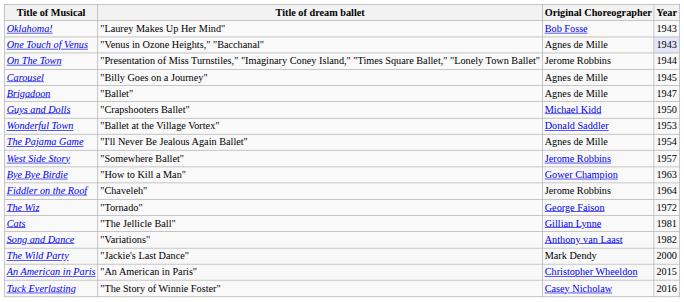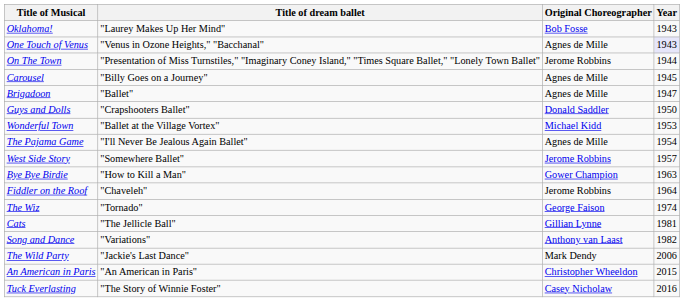(573, 110) Michael Kidd -> (577, 110) Donald Saddler
(577, 126) Donald Saddler -> (573, 126) Michael Kidd
(667, 207) 1972 -> (667, 207) 1974
(667, 256) 2000 -> (667, 256) 2006
